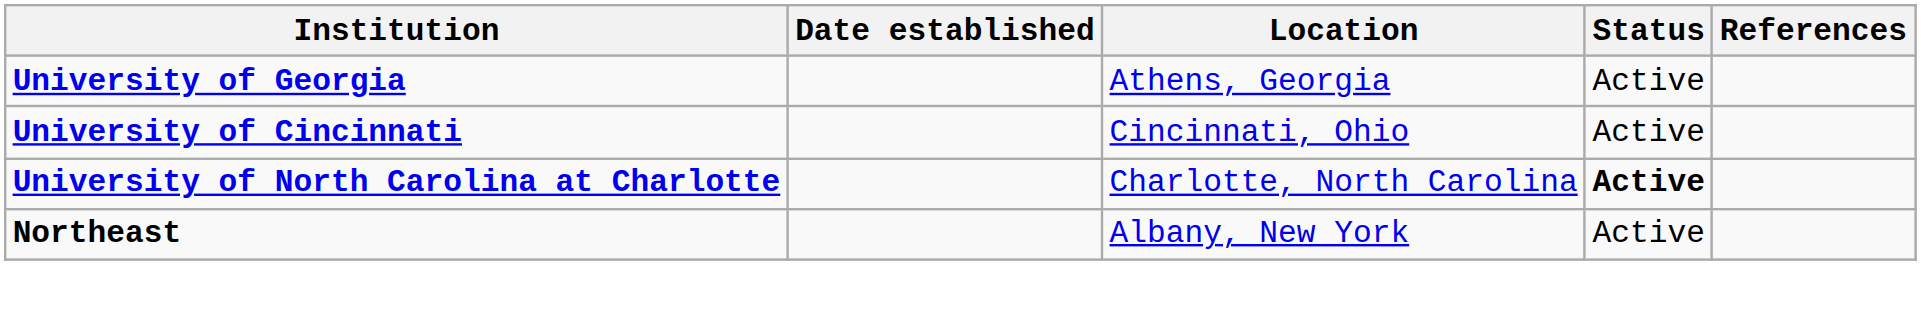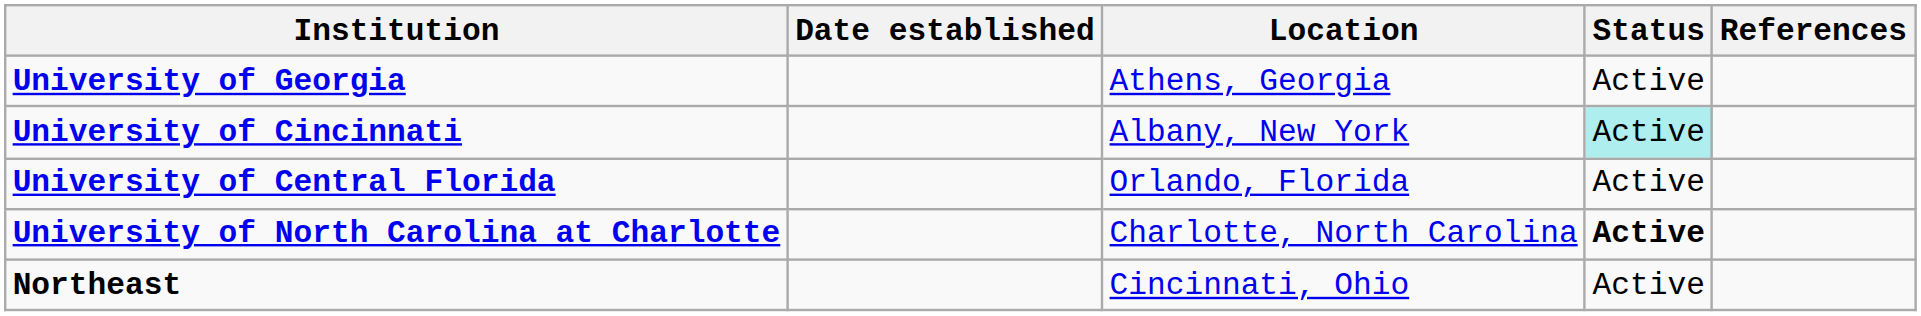(1259, 132) Cincinnati, Ohio -> (1259, 132) Albany, New York
(1649, 132) no background -> (1649, 132) paleturquoise background
+ row: (284, 183)
(1259, 234) Albany, New York -> (1259, 285) Cincinnati, Ohio
